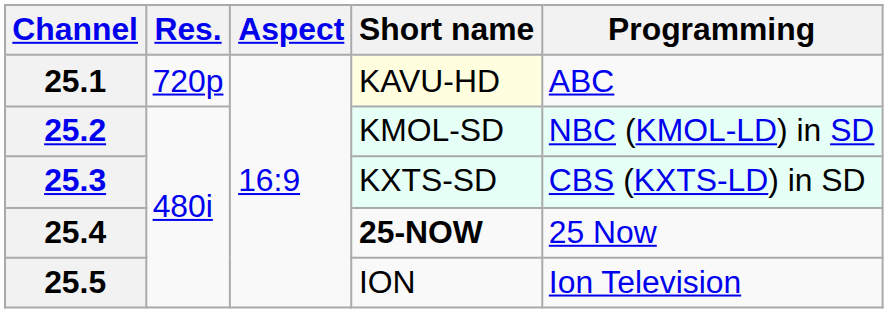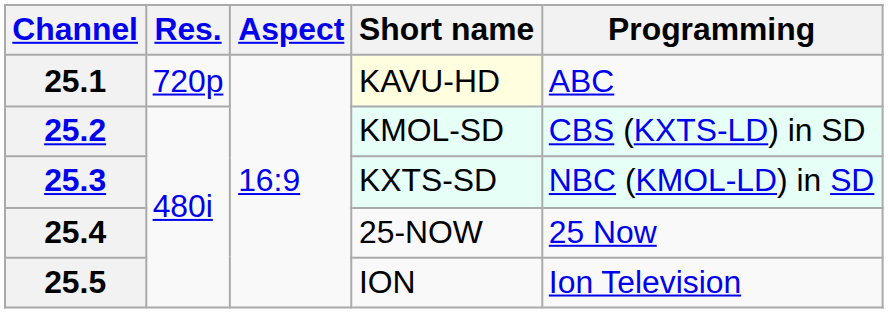(712, 130) NBC (KMOL-LD) in SD -> (707, 130) CBS (KXTS-LD) in SD
(707, 181) CBS (KXTS-LD) in SD -> (712, 181) NBC (KMOL-LD) in SD
(421, 231) bold -> (421, 231) normal
